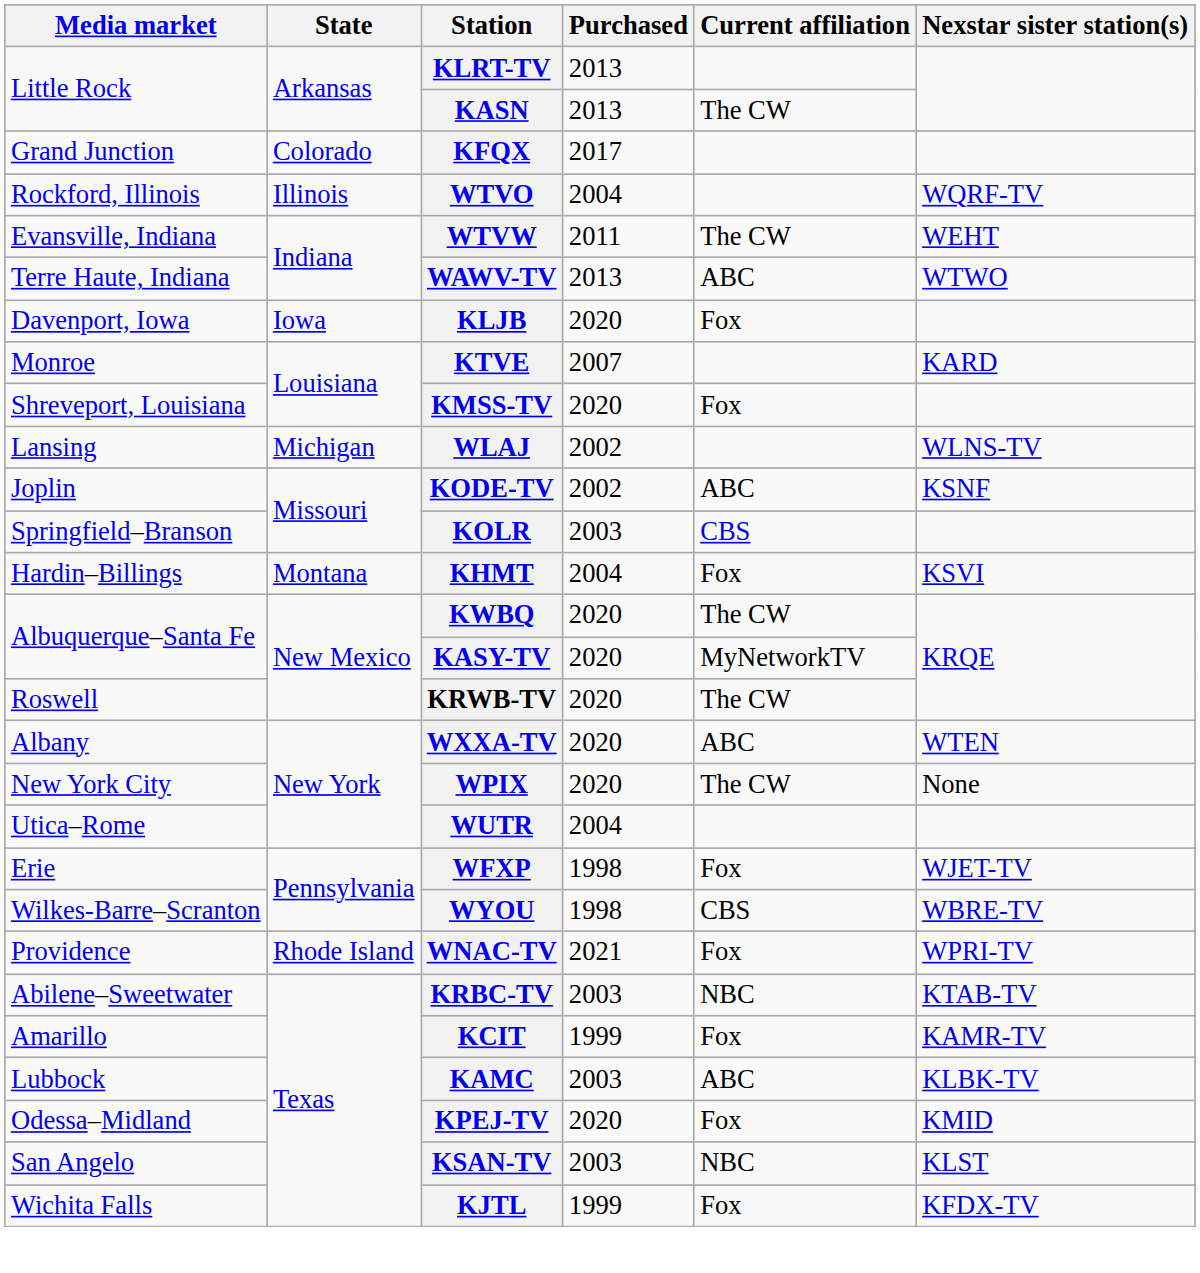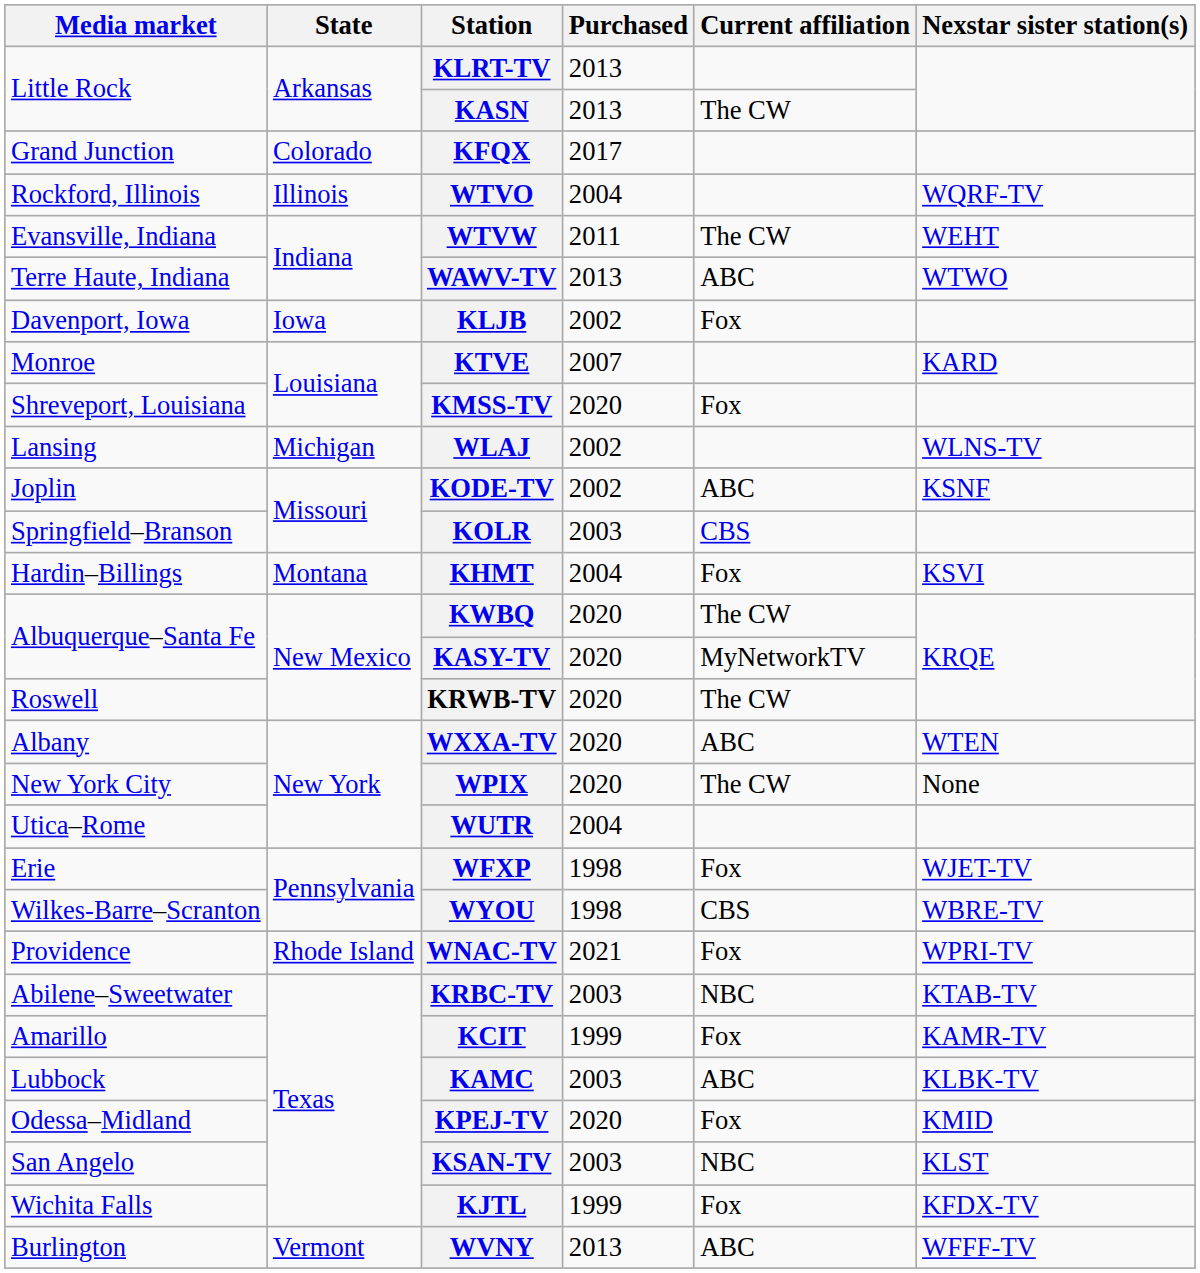(595, 320) 2020 -> (595, 320) 2002
+ row: (492, 1247)
